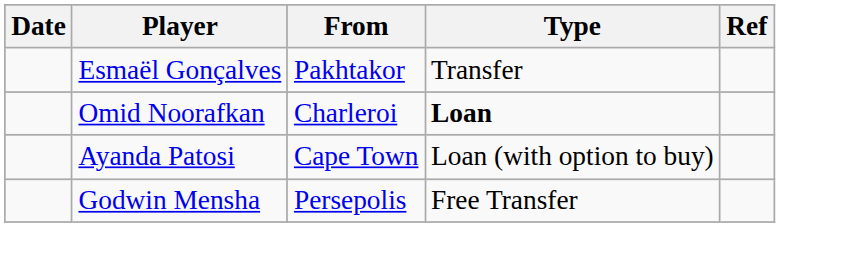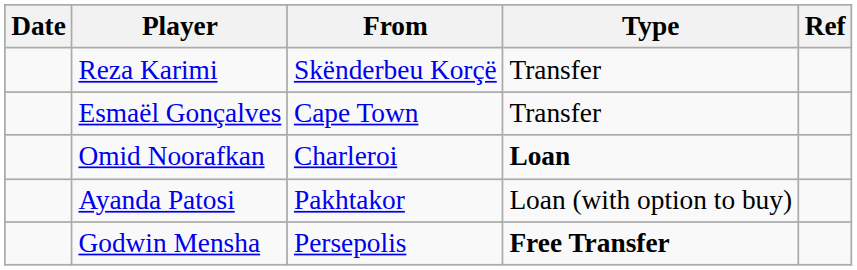+ row: (148, 69)
(349, 69) Pakhtakor -> (356, 112) Cape Town
(356, 156) Cape Town -> (349, 199) Pakhtakor
(504, 199) normal -> (590, 243) bold
